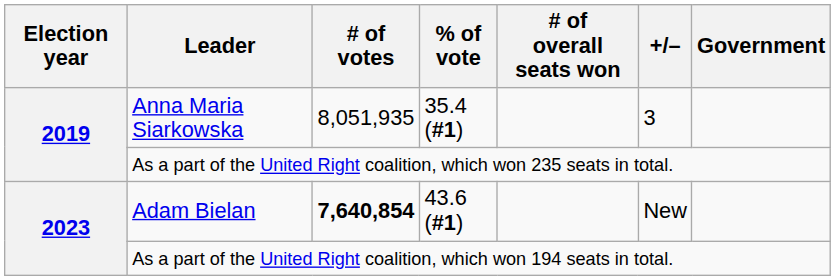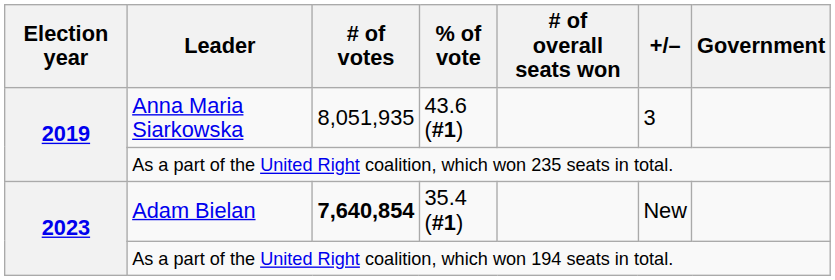(446, 117) 35.4 (#1) -> (446, 117) 43.6 (#1)
(446, 210) 43.6 (#1) -> (446, 210) 35.4 (#1)
